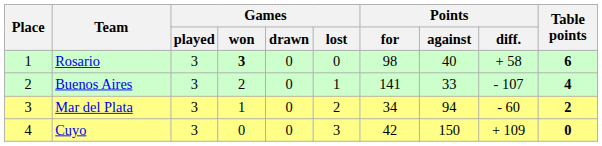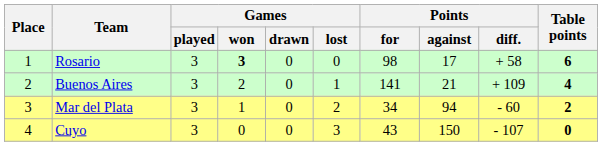(449, 61) 40 -> (449, 61) 17
(449, 84) 33 -> (449, 84) 21
(509, 84) - 107 -> (509, 84) + 109
(390, 130) 42 -> (390, 130) 43
(509, 130) + 109 -> (509, 130) - 107
